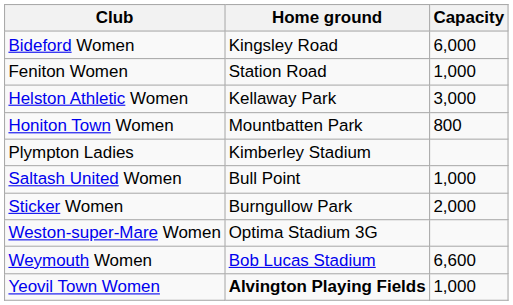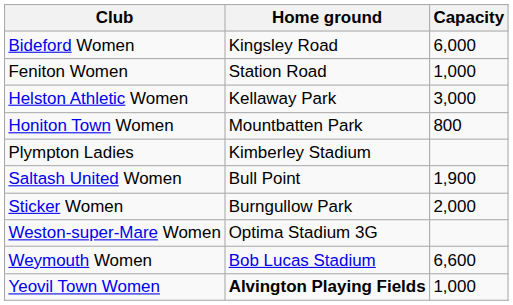(455, 179) 1,000 -> (455, 179) 1,900
